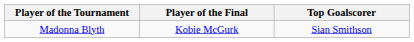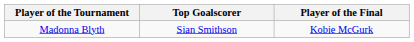columns swapped: (342, 12) <-> (207, 12)
